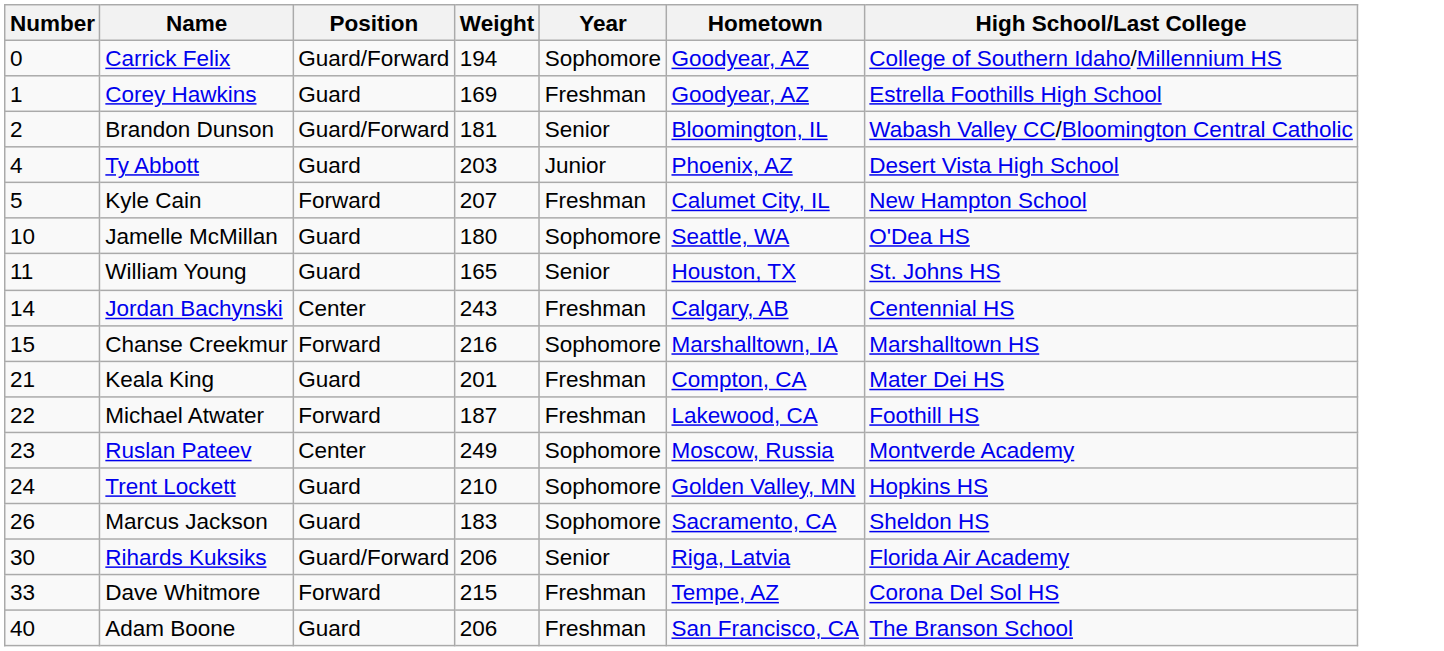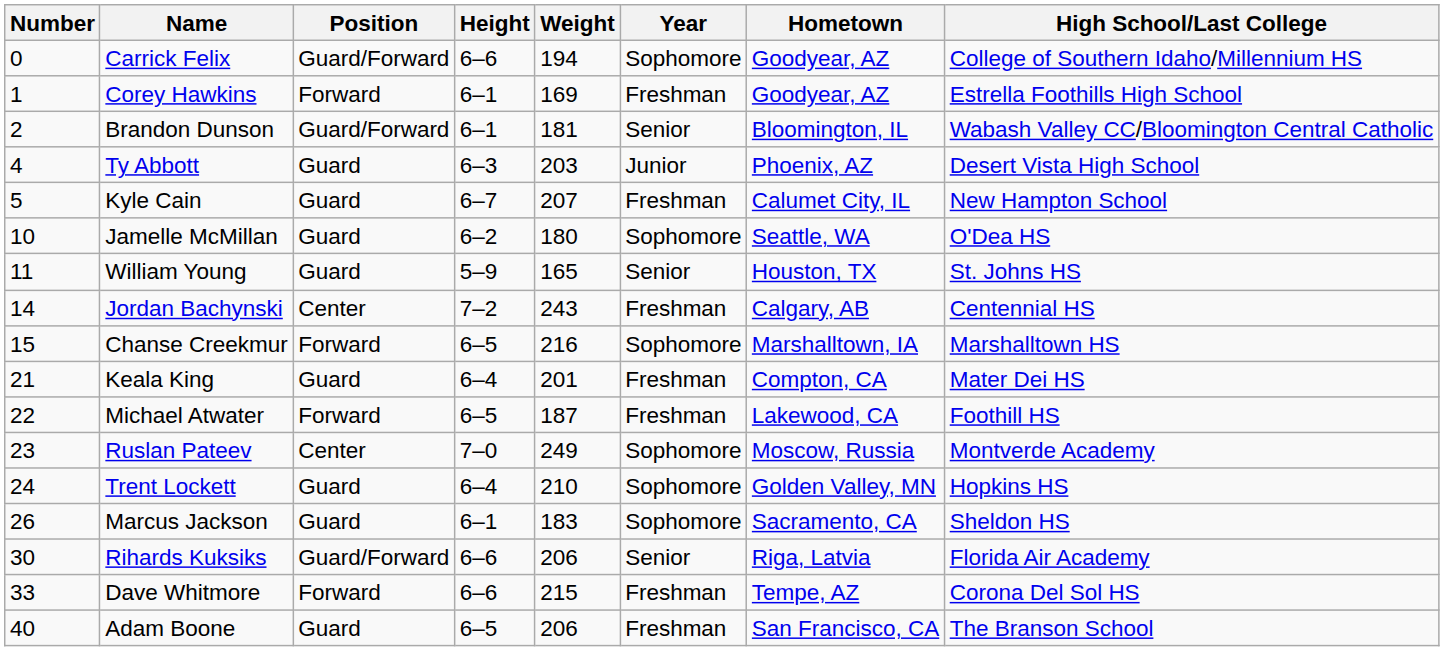+ column: (495, 23)
(329, 94) Guard -> (339, 94) Forward
(339, 201) Forward -> (329, 201) Guard
